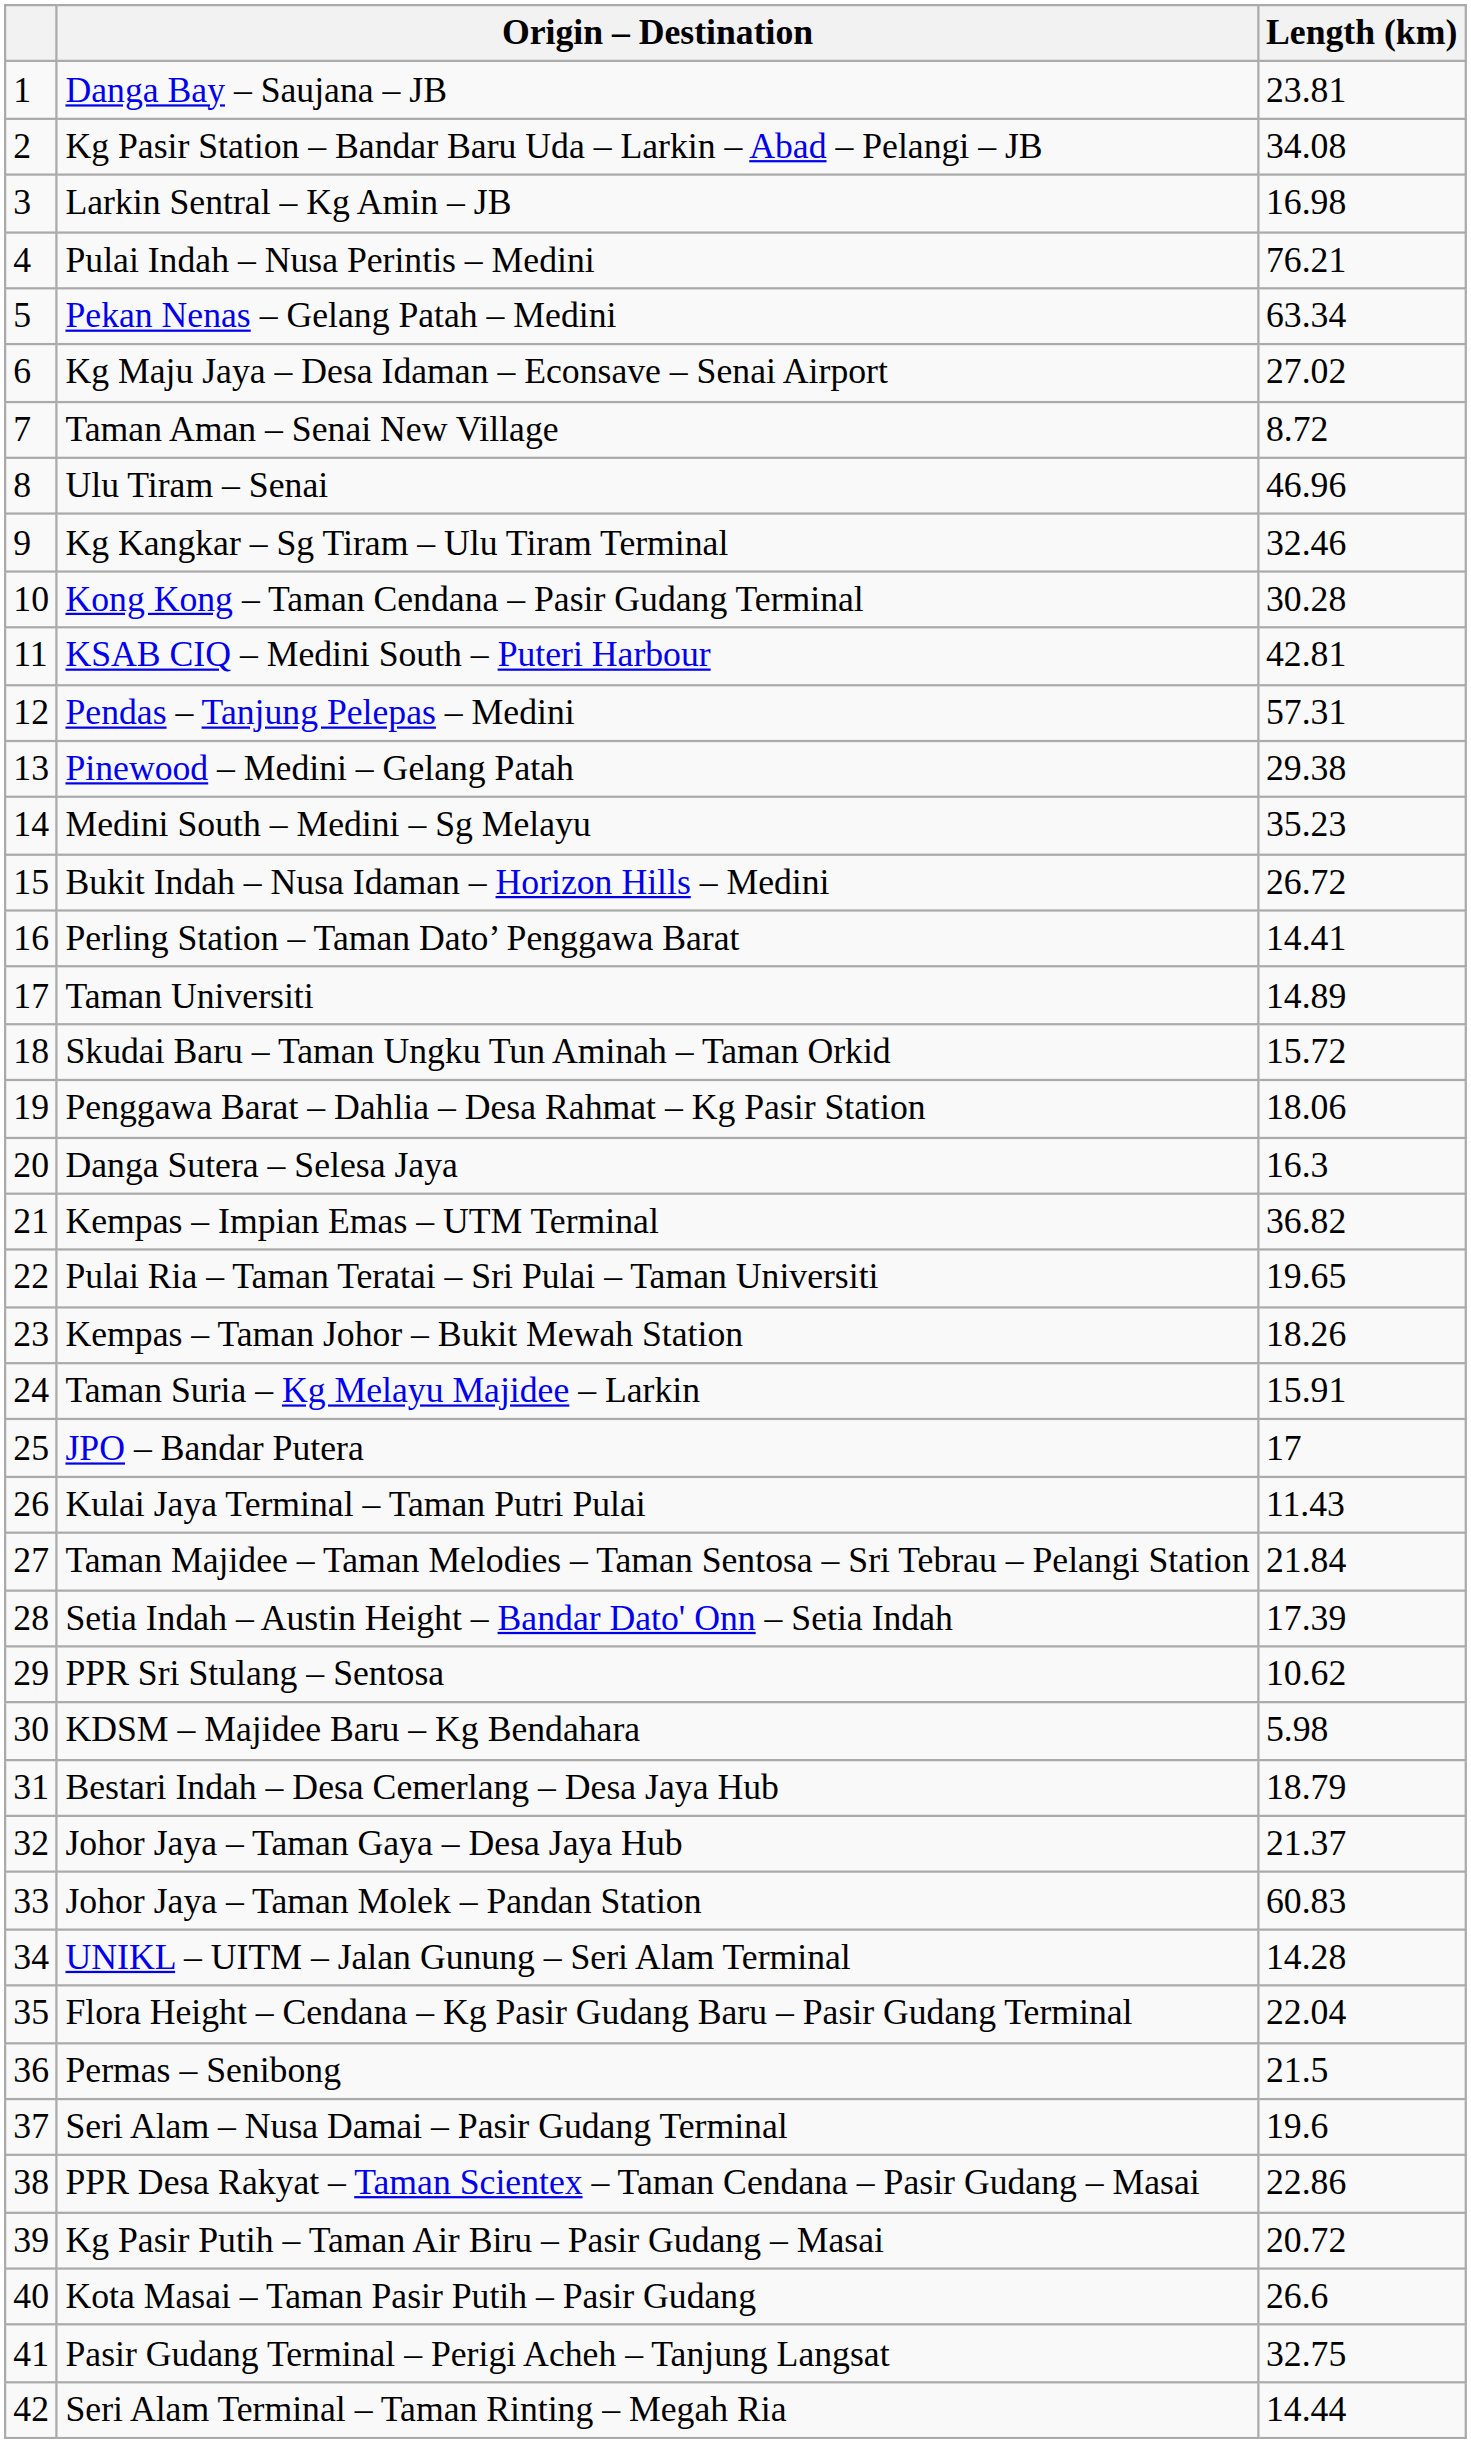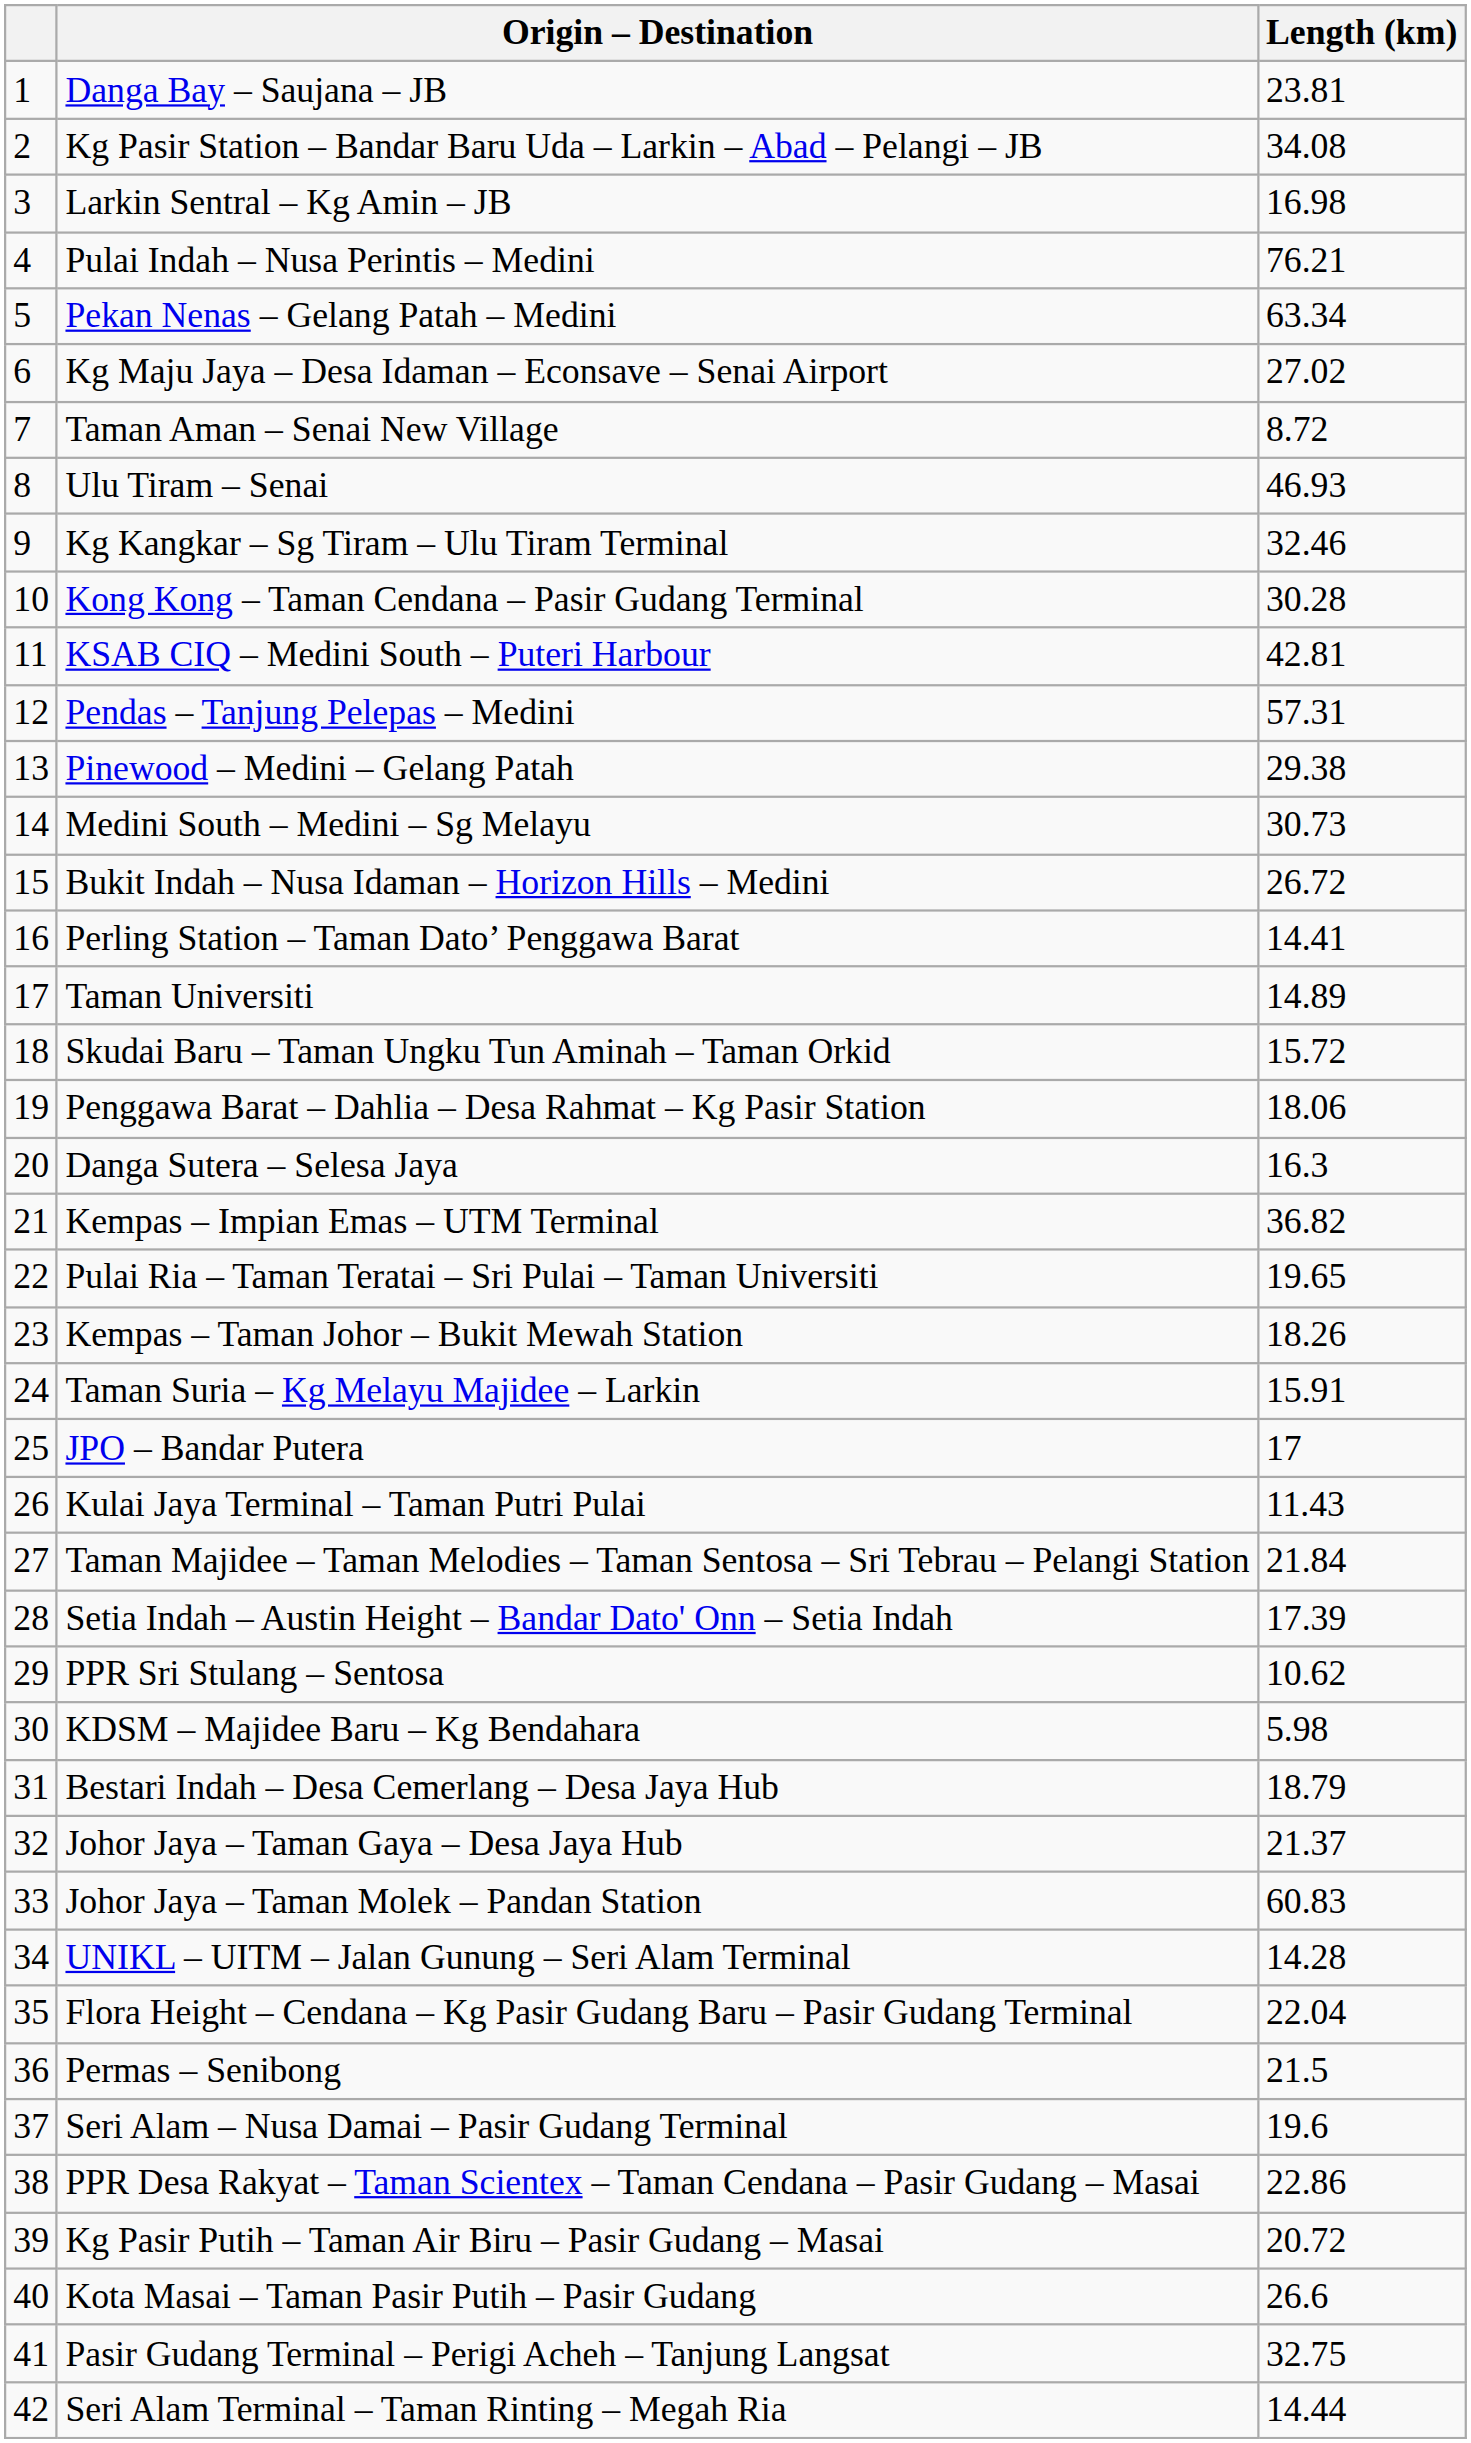(1306, 485) 46.96 -> (1306, 485) 46.93
(1306, 825) 35.23 -> (1306, 825) 30.73
